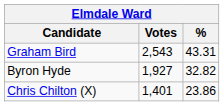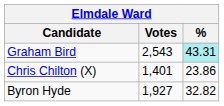(201, 52) no background -> (201, 52) paleturquoise background
rows swapped: (39, 71) <-> (52, 91)
